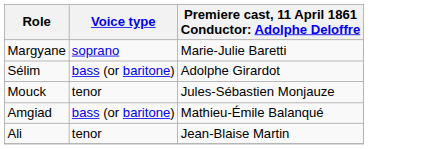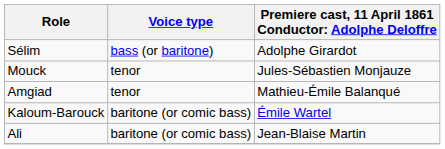- row: (37, 50)
(123, 112) bass (or baritone) -> (125, 92) tenor
+ row: (56, 112)
(87, 133) tenor -> (181, 133) baritone (or comic bass)
